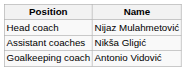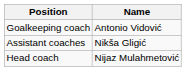rows swapped: (33, 27) <-> (48, 58)
